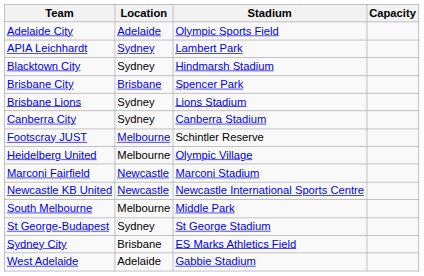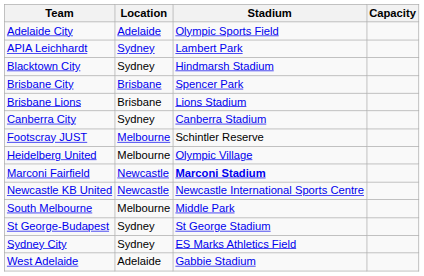(136, 102) Sydney -> (139, 102) Brisbane
(217, 173) normal -> (221, 173) bold
(139, 244) Brisbane -> (136, 244) Sydney
